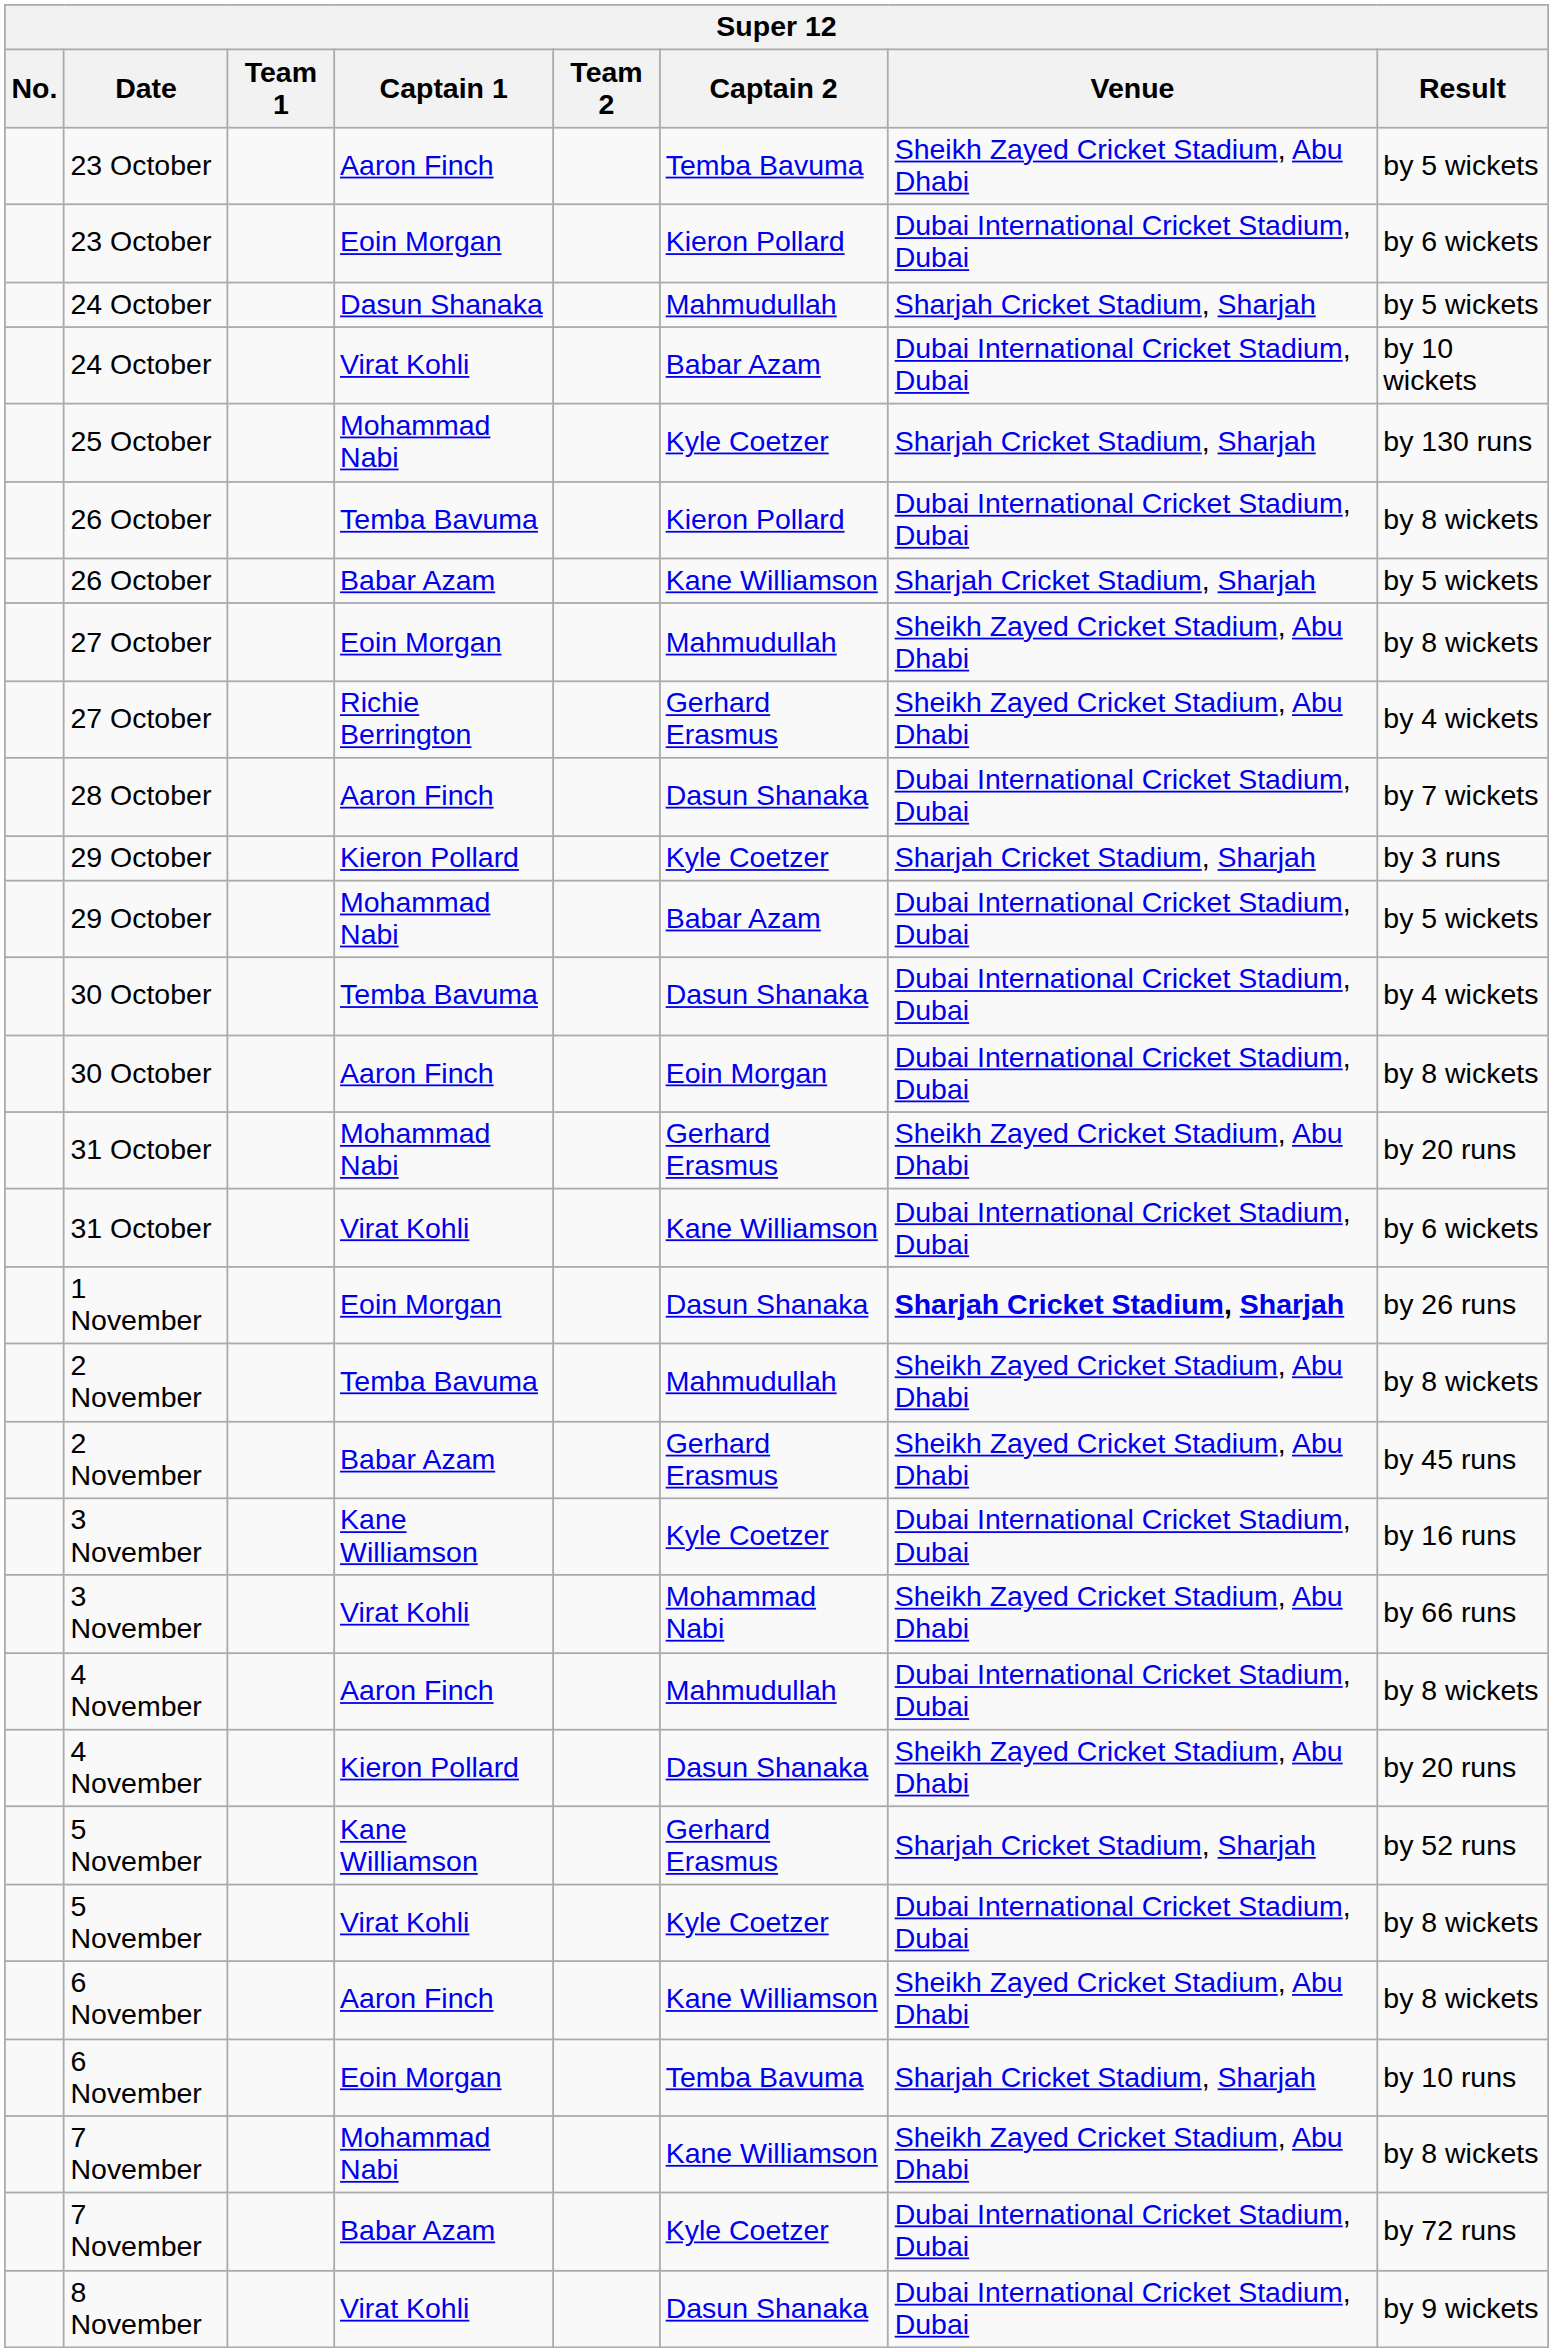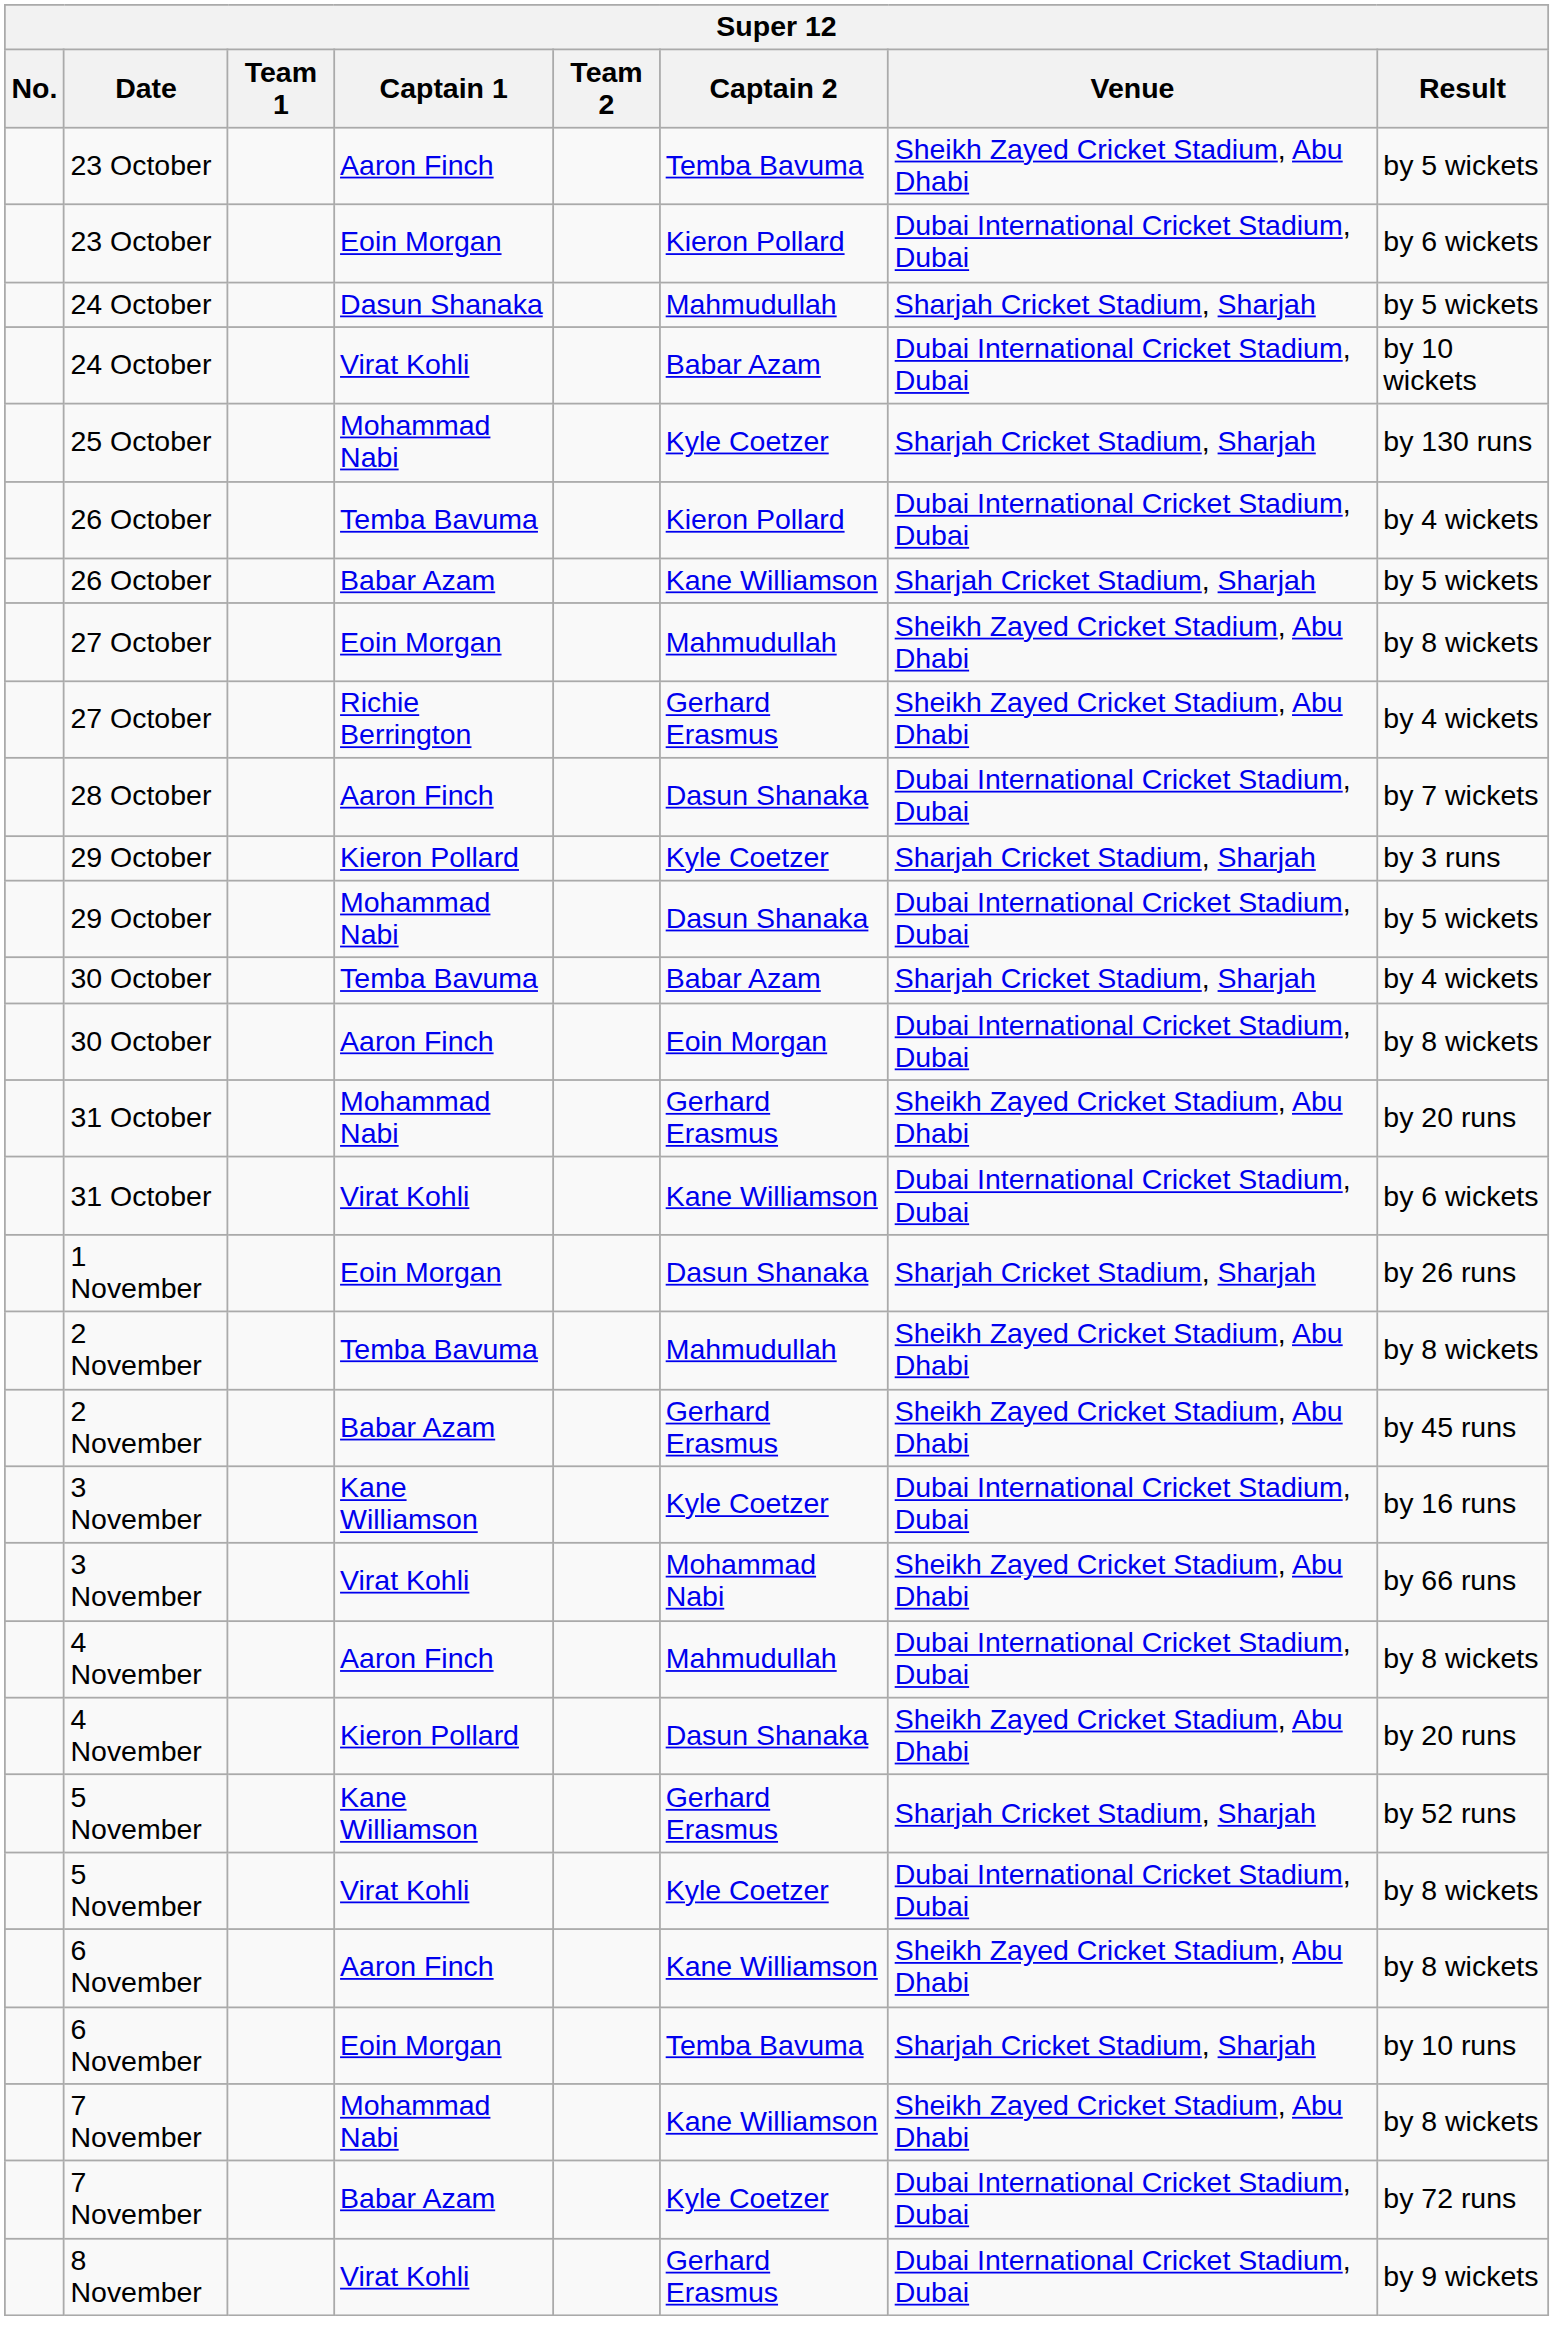(1461, 519) by 8 wickets -> (1461, 519) by 4 wickets
(743, 918) Babar Azam -> (767, 918) Dasun Shanaka
(767, 995) Dasun Shanaka -> (743, 979) Babar Azam
(1123, 995) Dubai International Cricket Stadium, Dubai -> (1105, 979) Sharjah Cricket Stadium, Sharjah
(1119, 1304) bold -> (1105, 1272) normal
(767, 2308) Dasun Shanaka -> (722, 2276) Gerhard Erasmus
